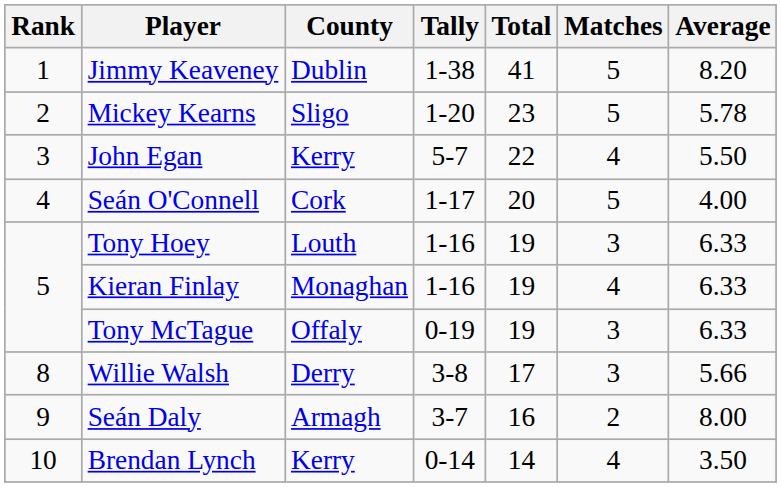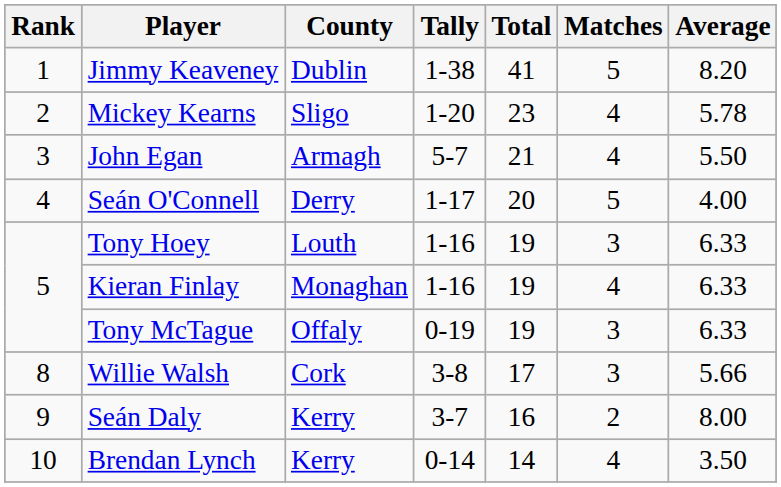(613, 112) 5 -> (613, 112) 4
(323, 156) Kerry -> (336, 156) Armagh
(521, 156) 22 -> (521, 156) 21
(318, 199) Cork -> (323, 199) Derry
(323, 373) Derry -> (318, 373) Cork
(336, 416) Armagh -> (323, 416) Kerry
